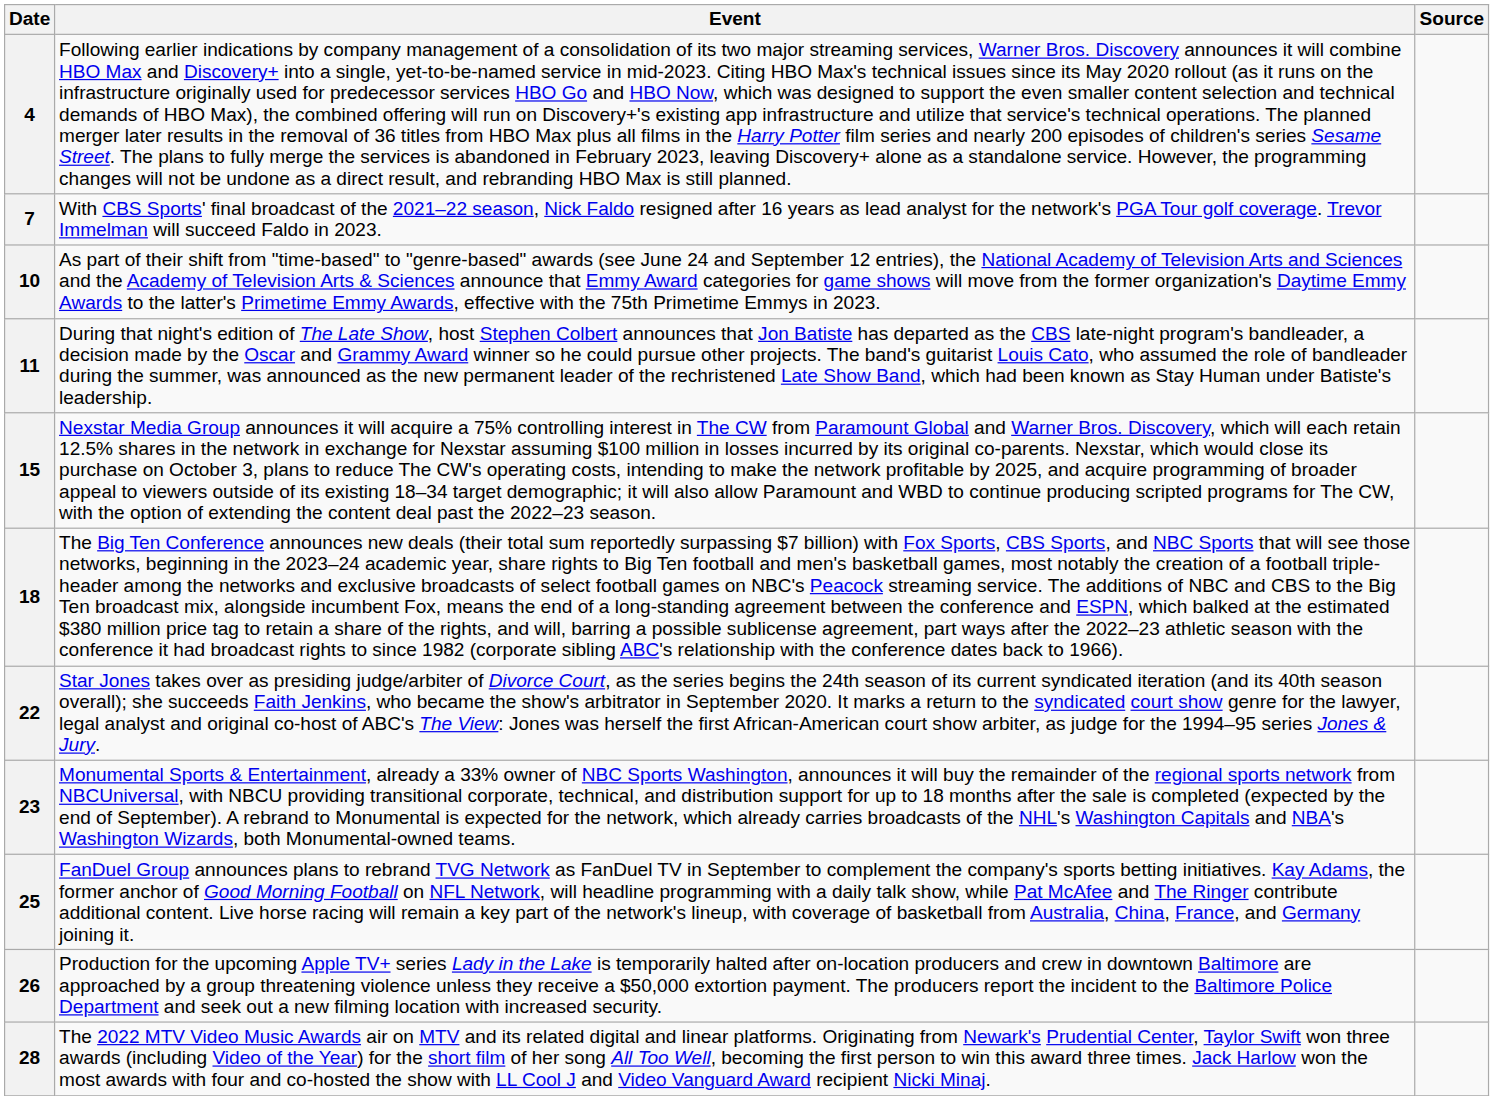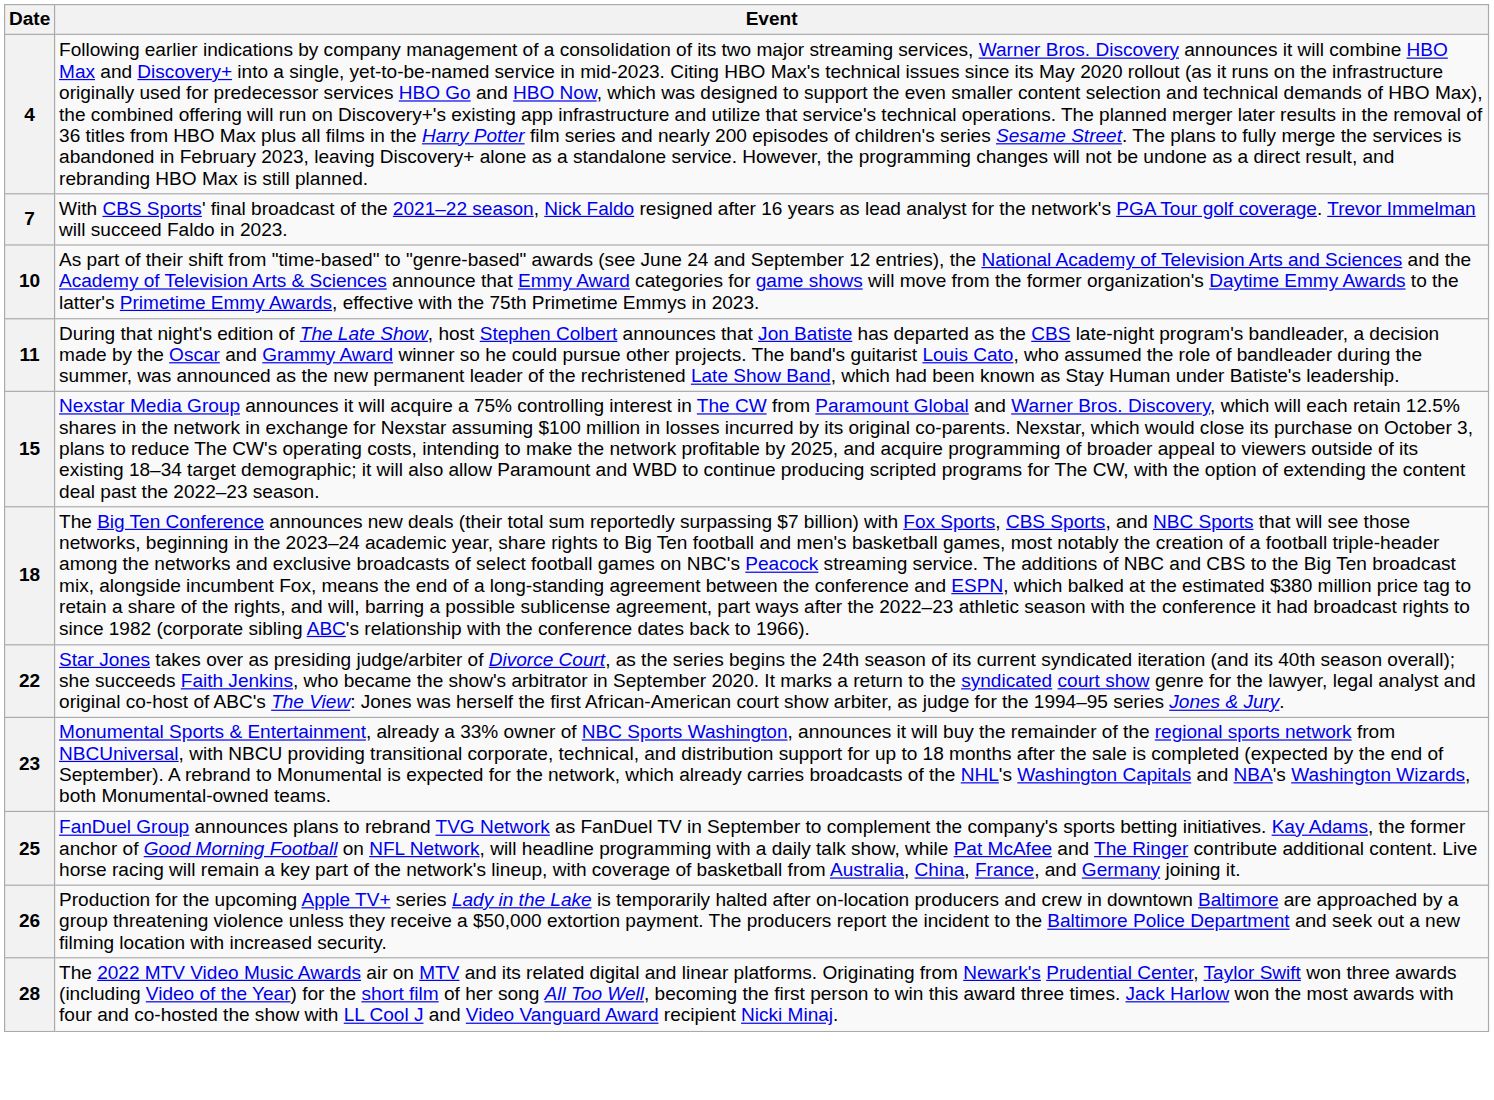- column: (1452, 19)
